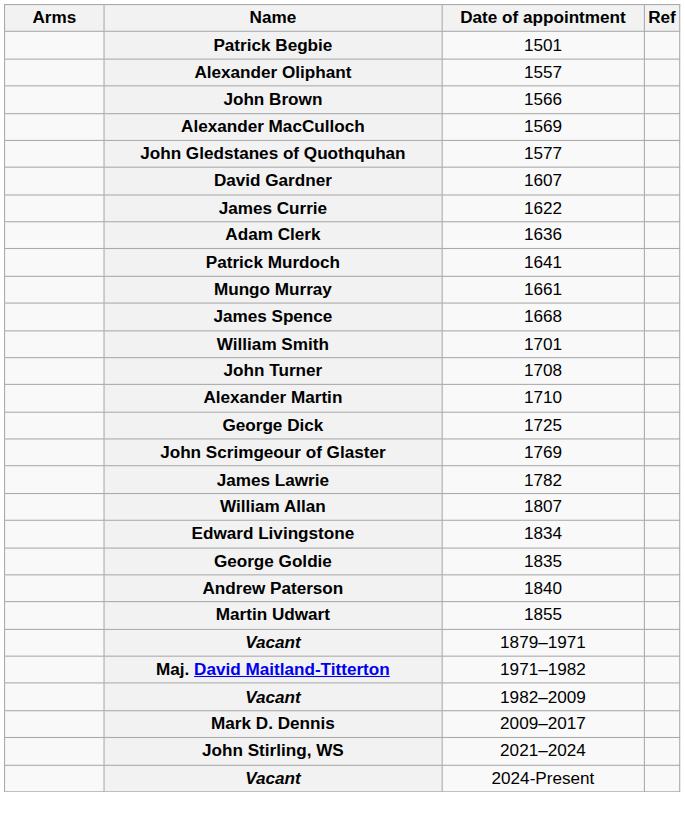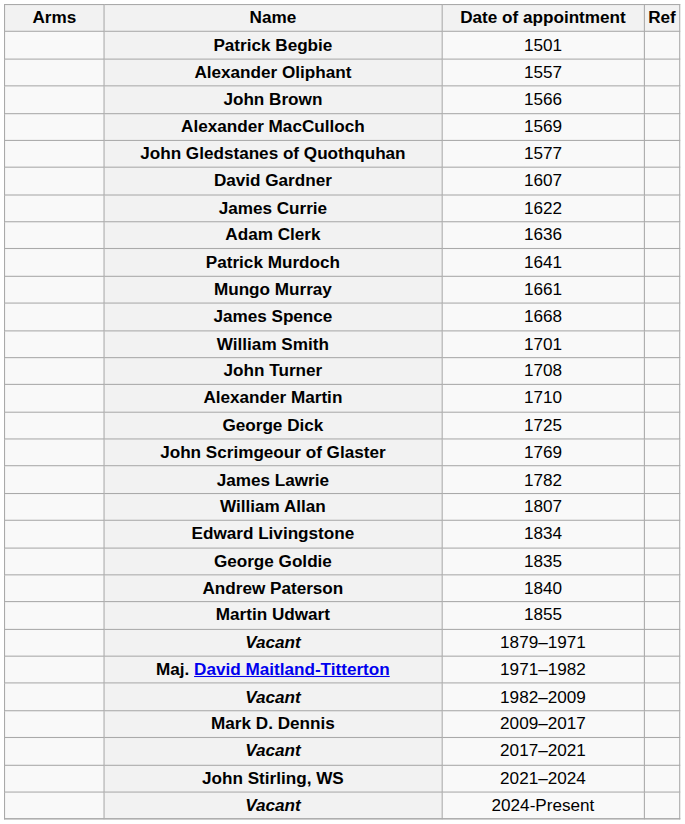+ row: (543, 751)
